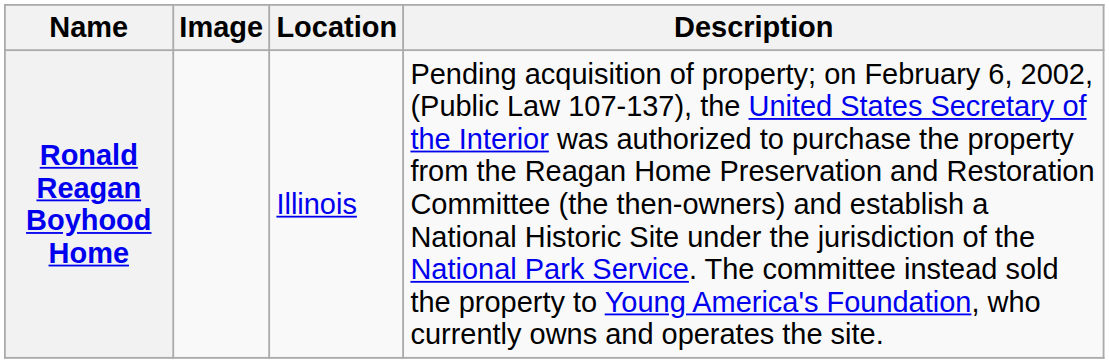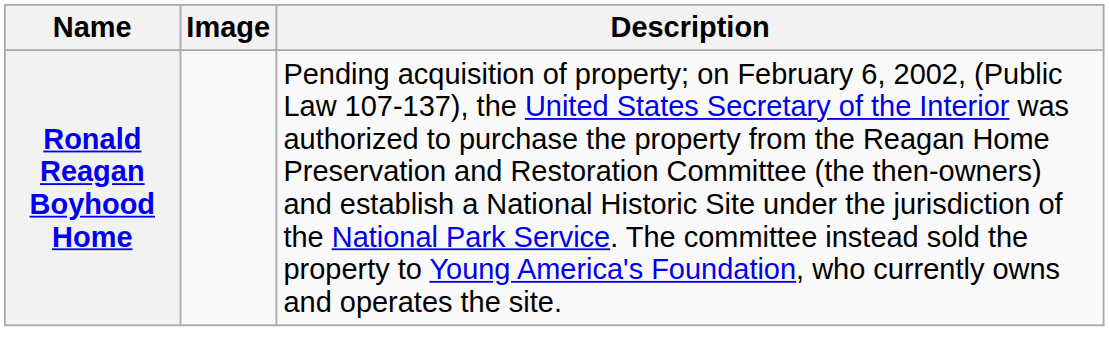- column: (337, 27)
